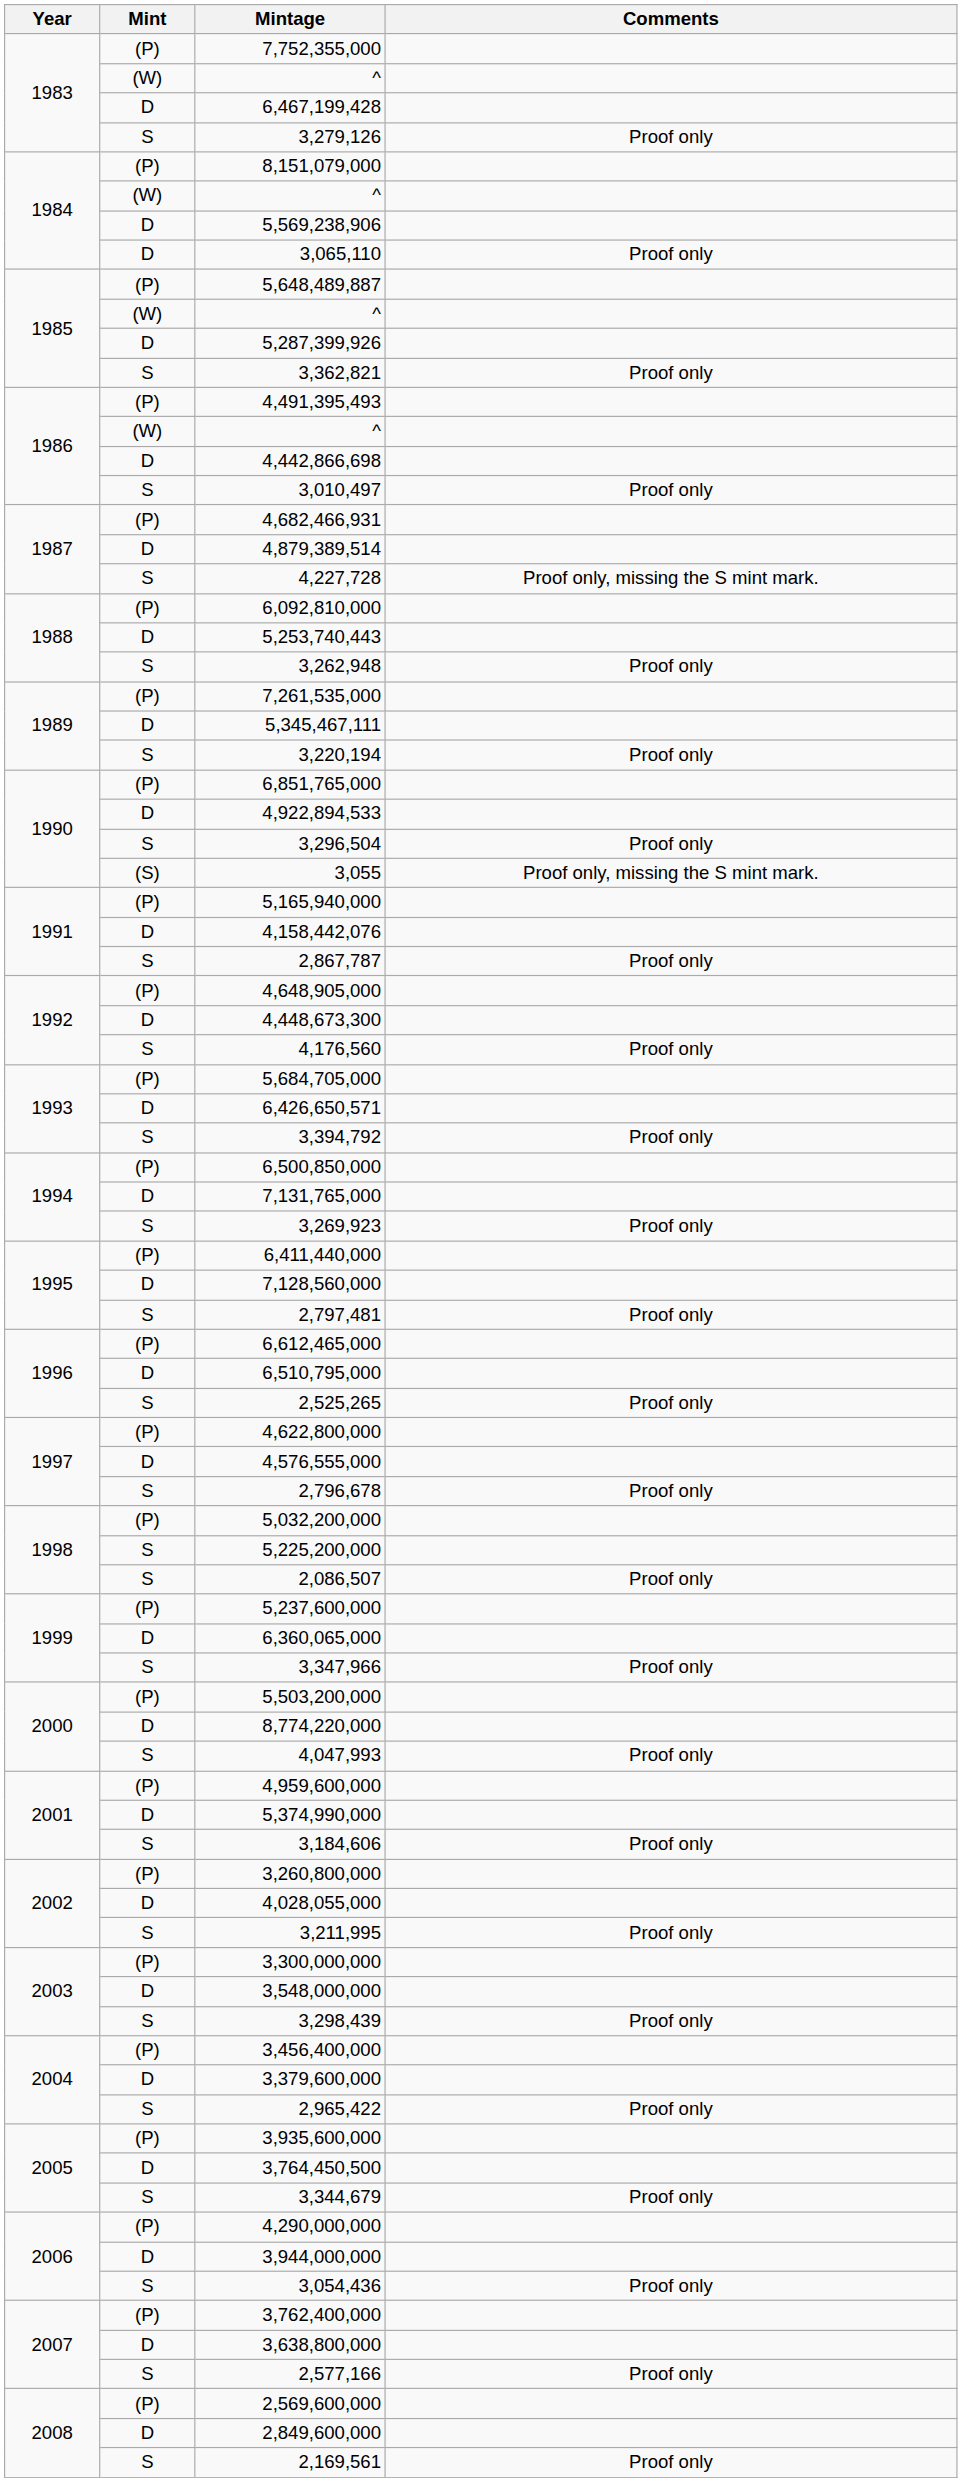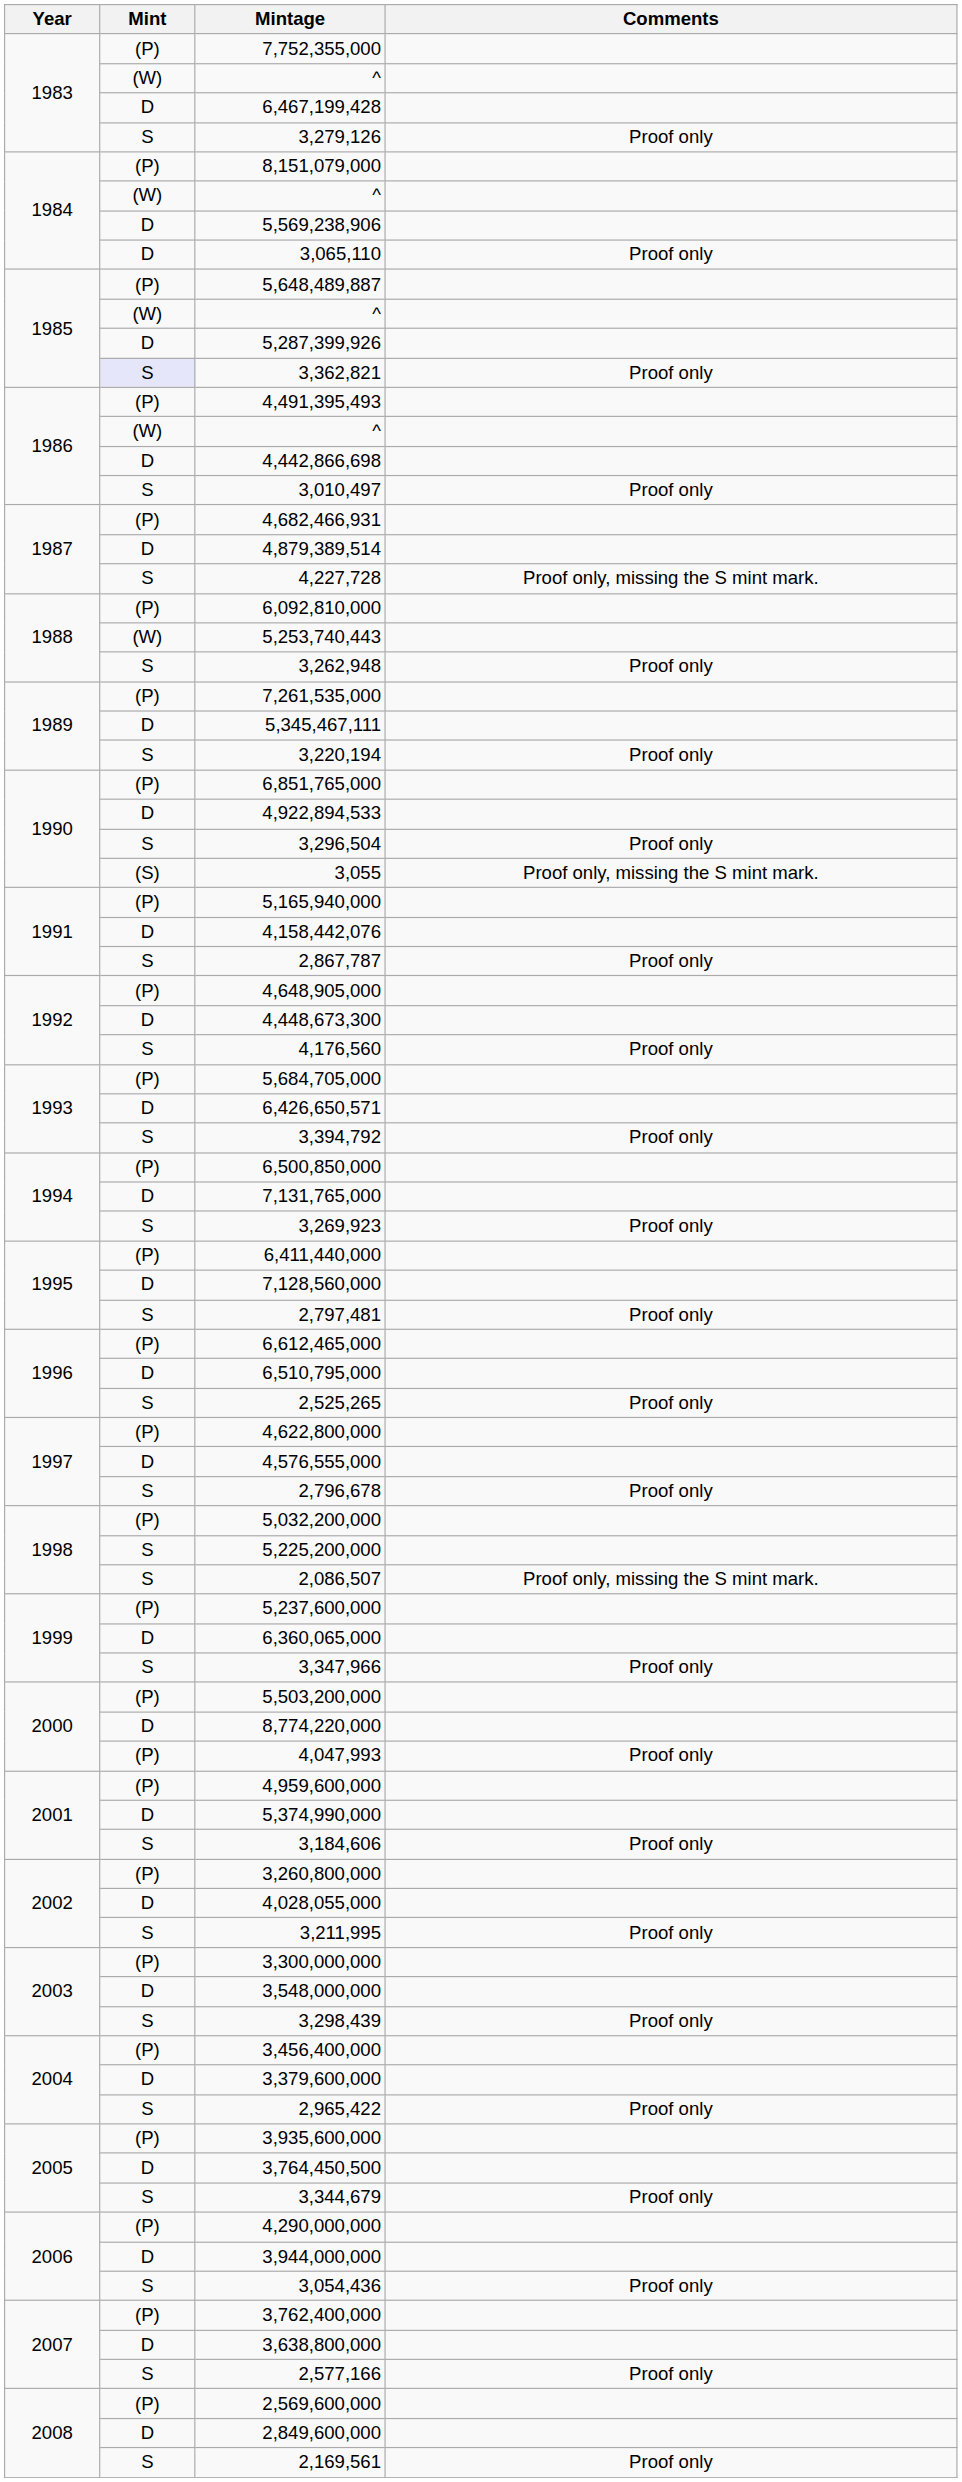(147, 372) no background -> (147, 372) lavender background
(147, 637) D -> (147, 637) (W)
(671, 1579) Proof only -> (671, 1579) Proof only, missing the S mint mark.
(147, 1755) S -> (147, 1755) (P)
